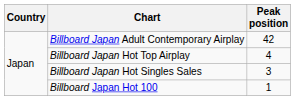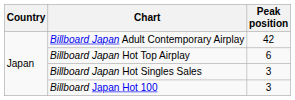(269, 55) 4 -> (269, 55) 6
(269, 87) 1 -> (269, 87) 3
